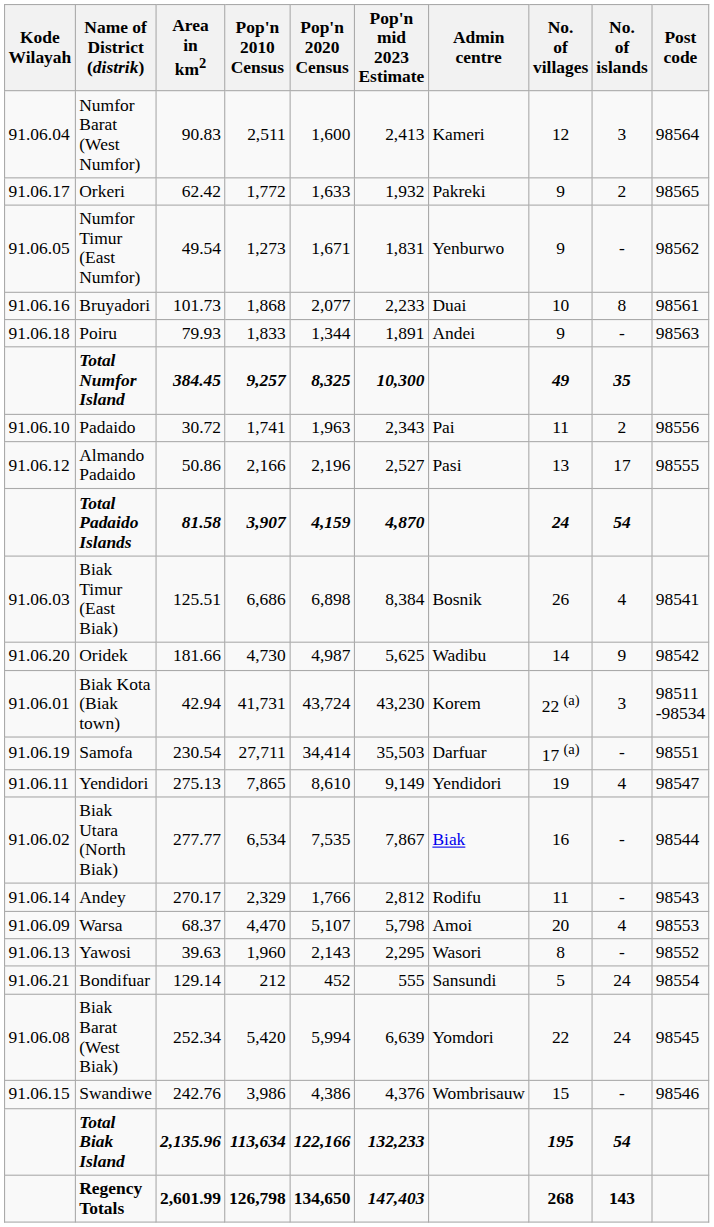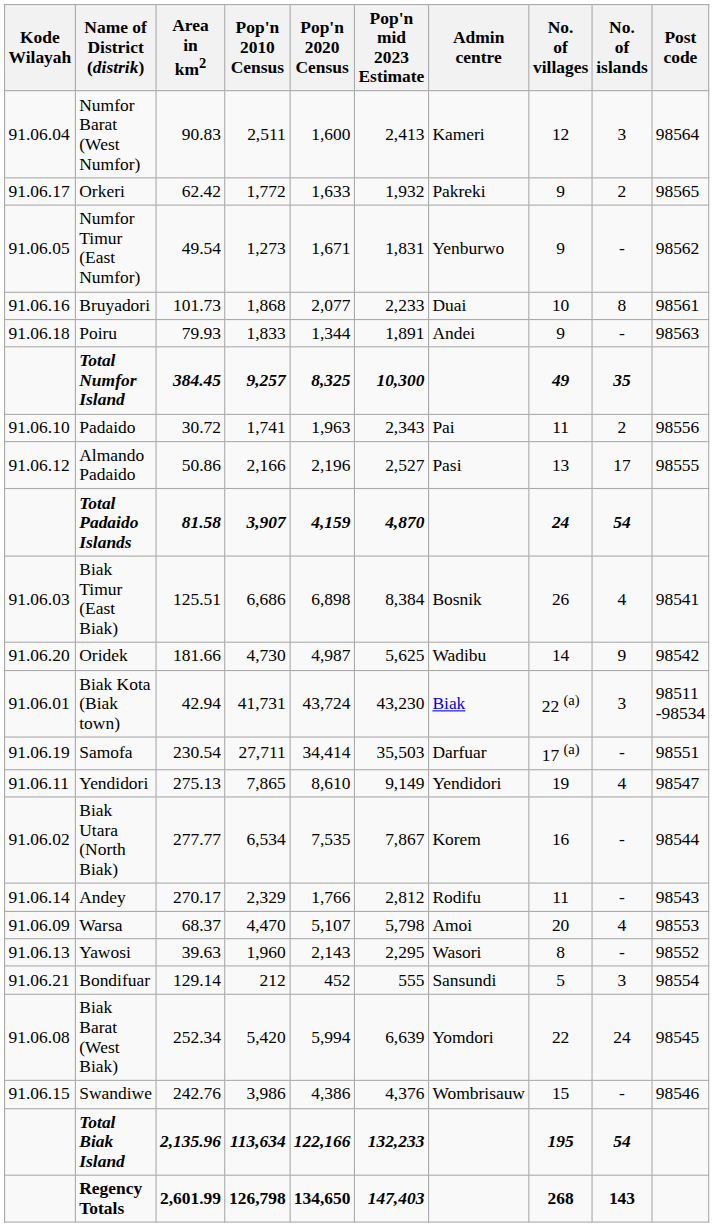(457, 703) Korem -> (449, 703) Biak
(449, 840) Biak -> (457, 840) Korem
(622, 980) 24 -> (622, 980) 3
